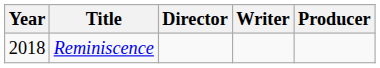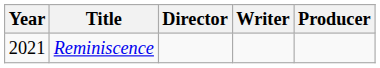(27, 47) 2018 -> (27, 47) 2021
